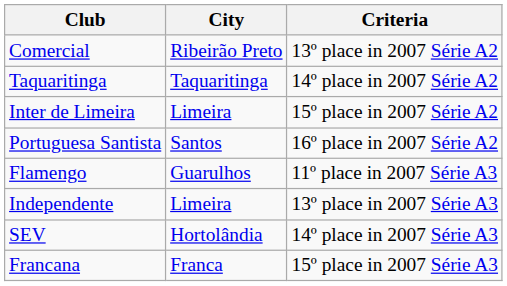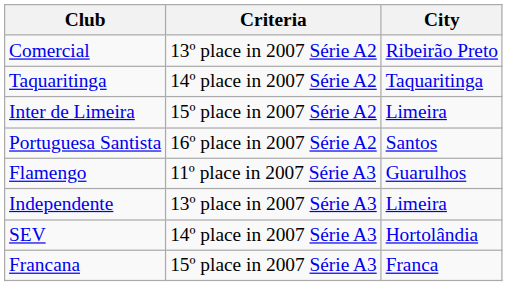columns swapped: (226, 19) <-> (395, 19)
